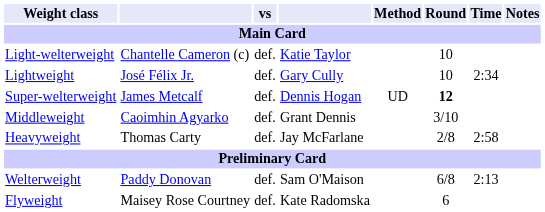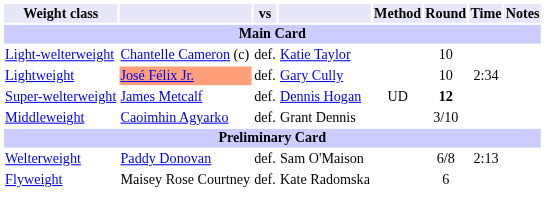(157, 75) no background -> (157, 75) lightsalmon background
- row: (43, 138)
